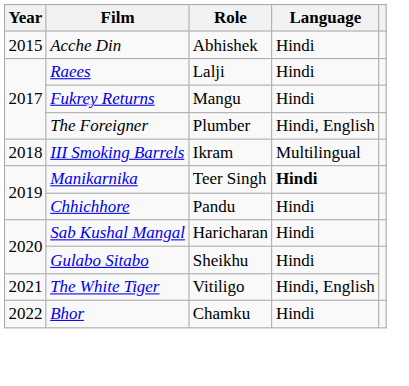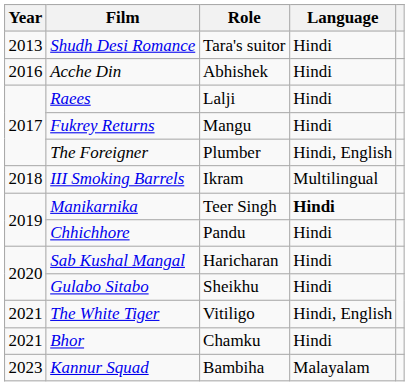+ row: (123, 44)
(25, 44) 2015 -> (25, 71) 2016
(25, 313) 2022 -> (25, 340) 2021
+ row: (99, 367)
